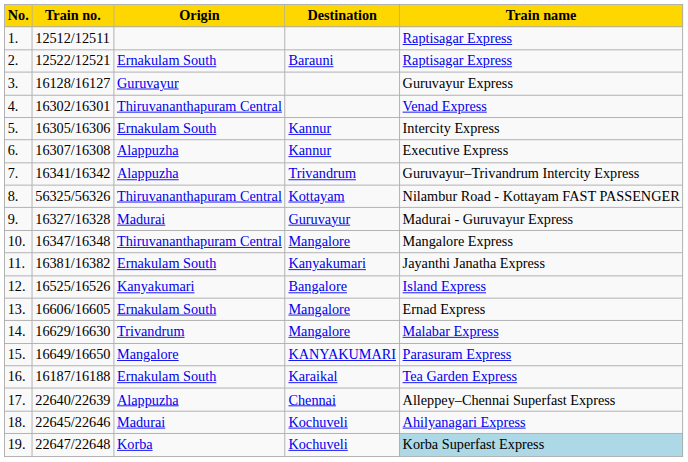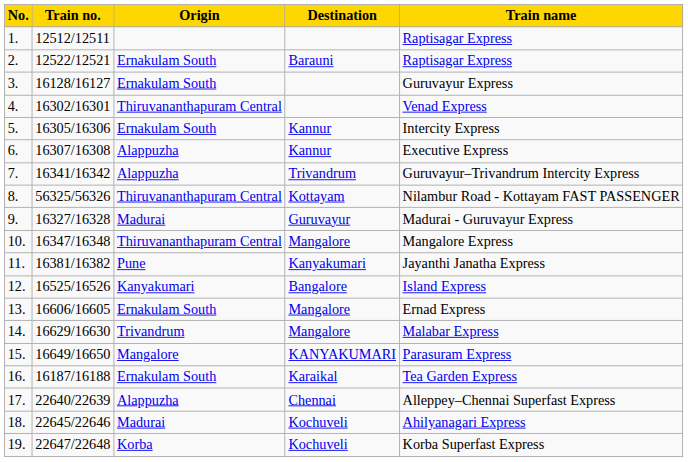(148, 83) Guruvayur -> (167, 83) Ernakulam South
(167, 264) Ernakulam South -> (131, 264) Pune
(473, 444) lightblue background -> (473, 444) no background
